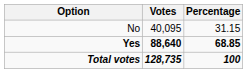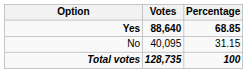rows swapped: (131, 44) <-> (134, 28)
